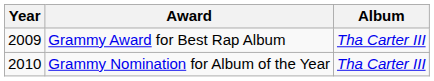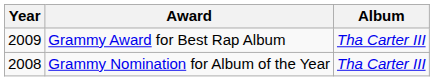(25, 64) 2010 -> (25, 64) 2008
